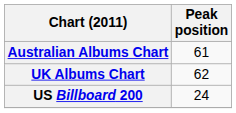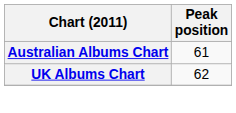- row: (88, 96)
